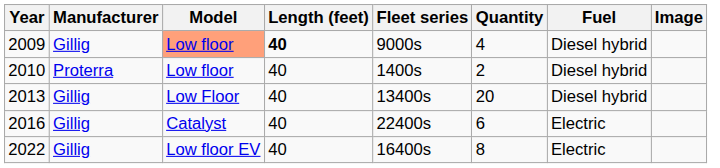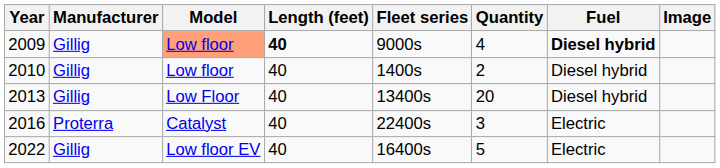(599, 44) normal -> (603, 44) bold
(83, 70) Proterra -> (72, 70) Gillig
(72, 123) Gillig -> (83, 123) Proterra
(480, 123) 6 -> (480, 123) 3
(480, 149) 8 -> (480, 149) 5
